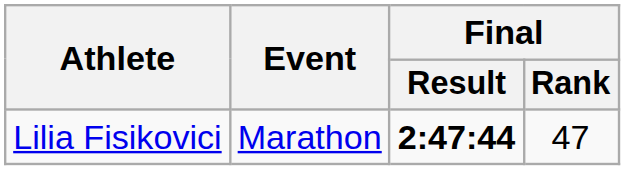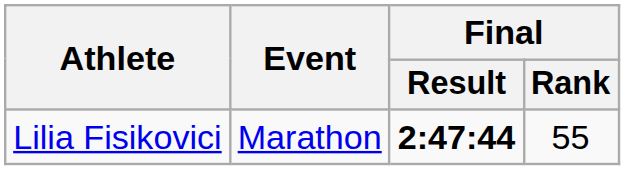(571, 137) 47 -> (571, 137) 55
